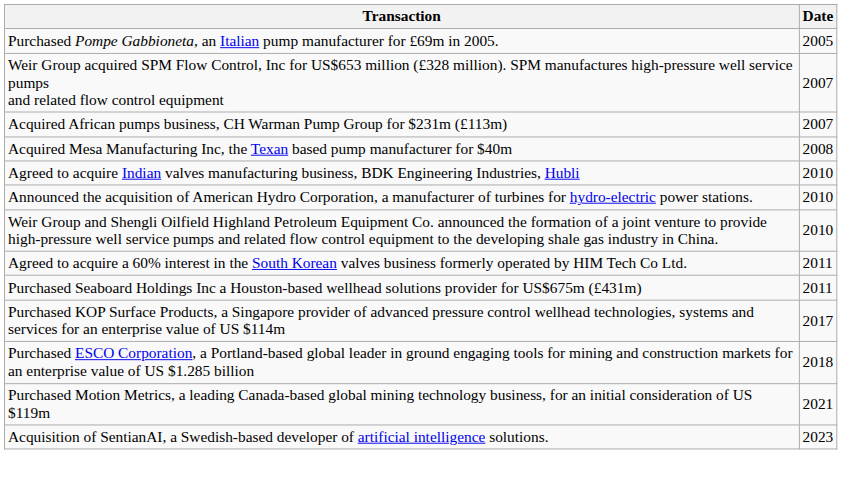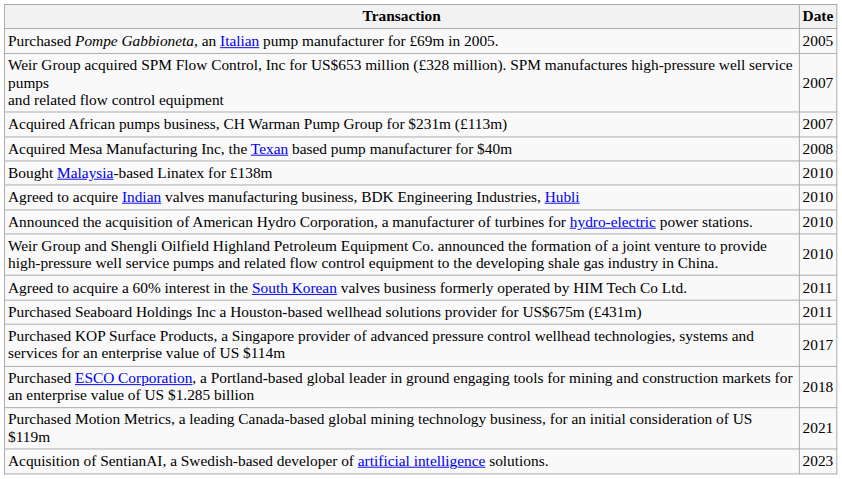+ row: (140, 173)
